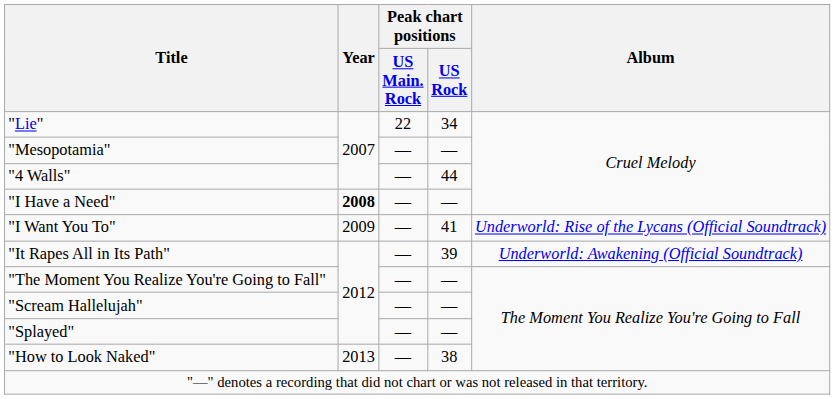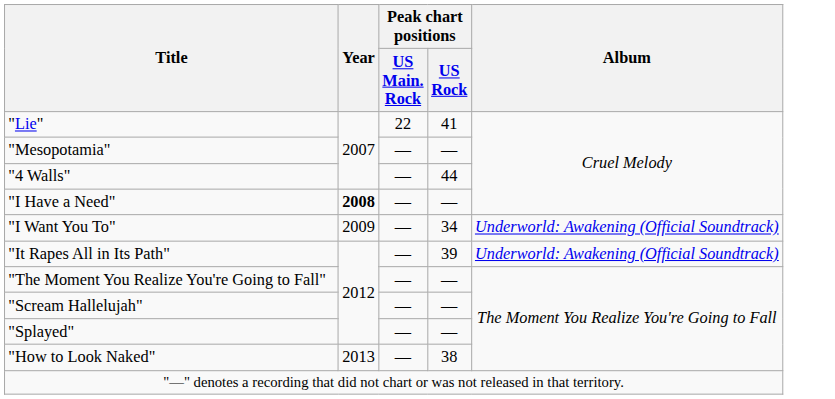(449, 124) 34 -> (449, 124) 41
(449, 227) 41 -> (449, 227) 34
(651, 227) Underworld: Rise of the Lycans (Official Soundtrack) -> (627, 227) Underworld: Awakening (Official Soundtrack)
